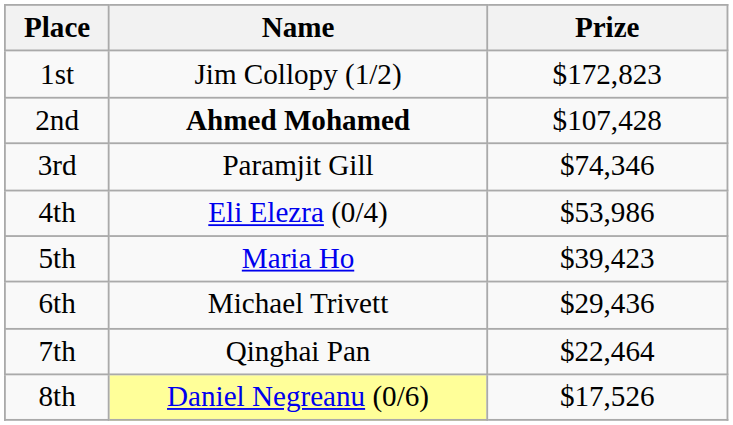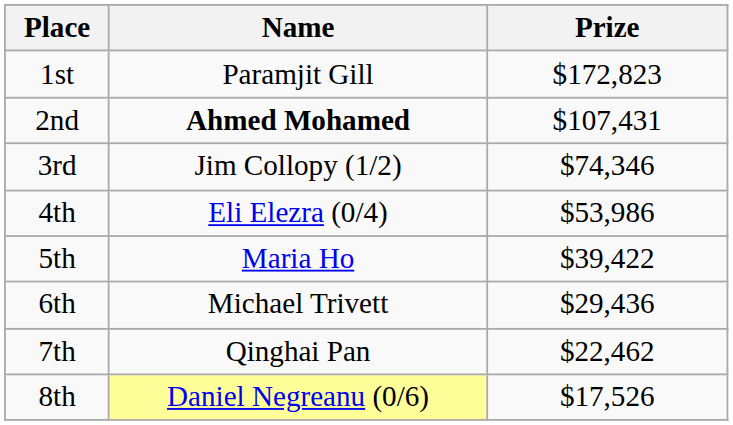(298, 73) Jim Collopy (1/2) -> (298, 73) Paramjit Gill
(607, 119) $107,428 -> (607, 119) $107,431
(298, 166) Paramjit Gill -> (298, 166) Jim Collopy (1/2)
(607, 258) $39,423 -> (607, 258) $39,422
(607, 350) $22,464 -> (607, 350) $22,462
